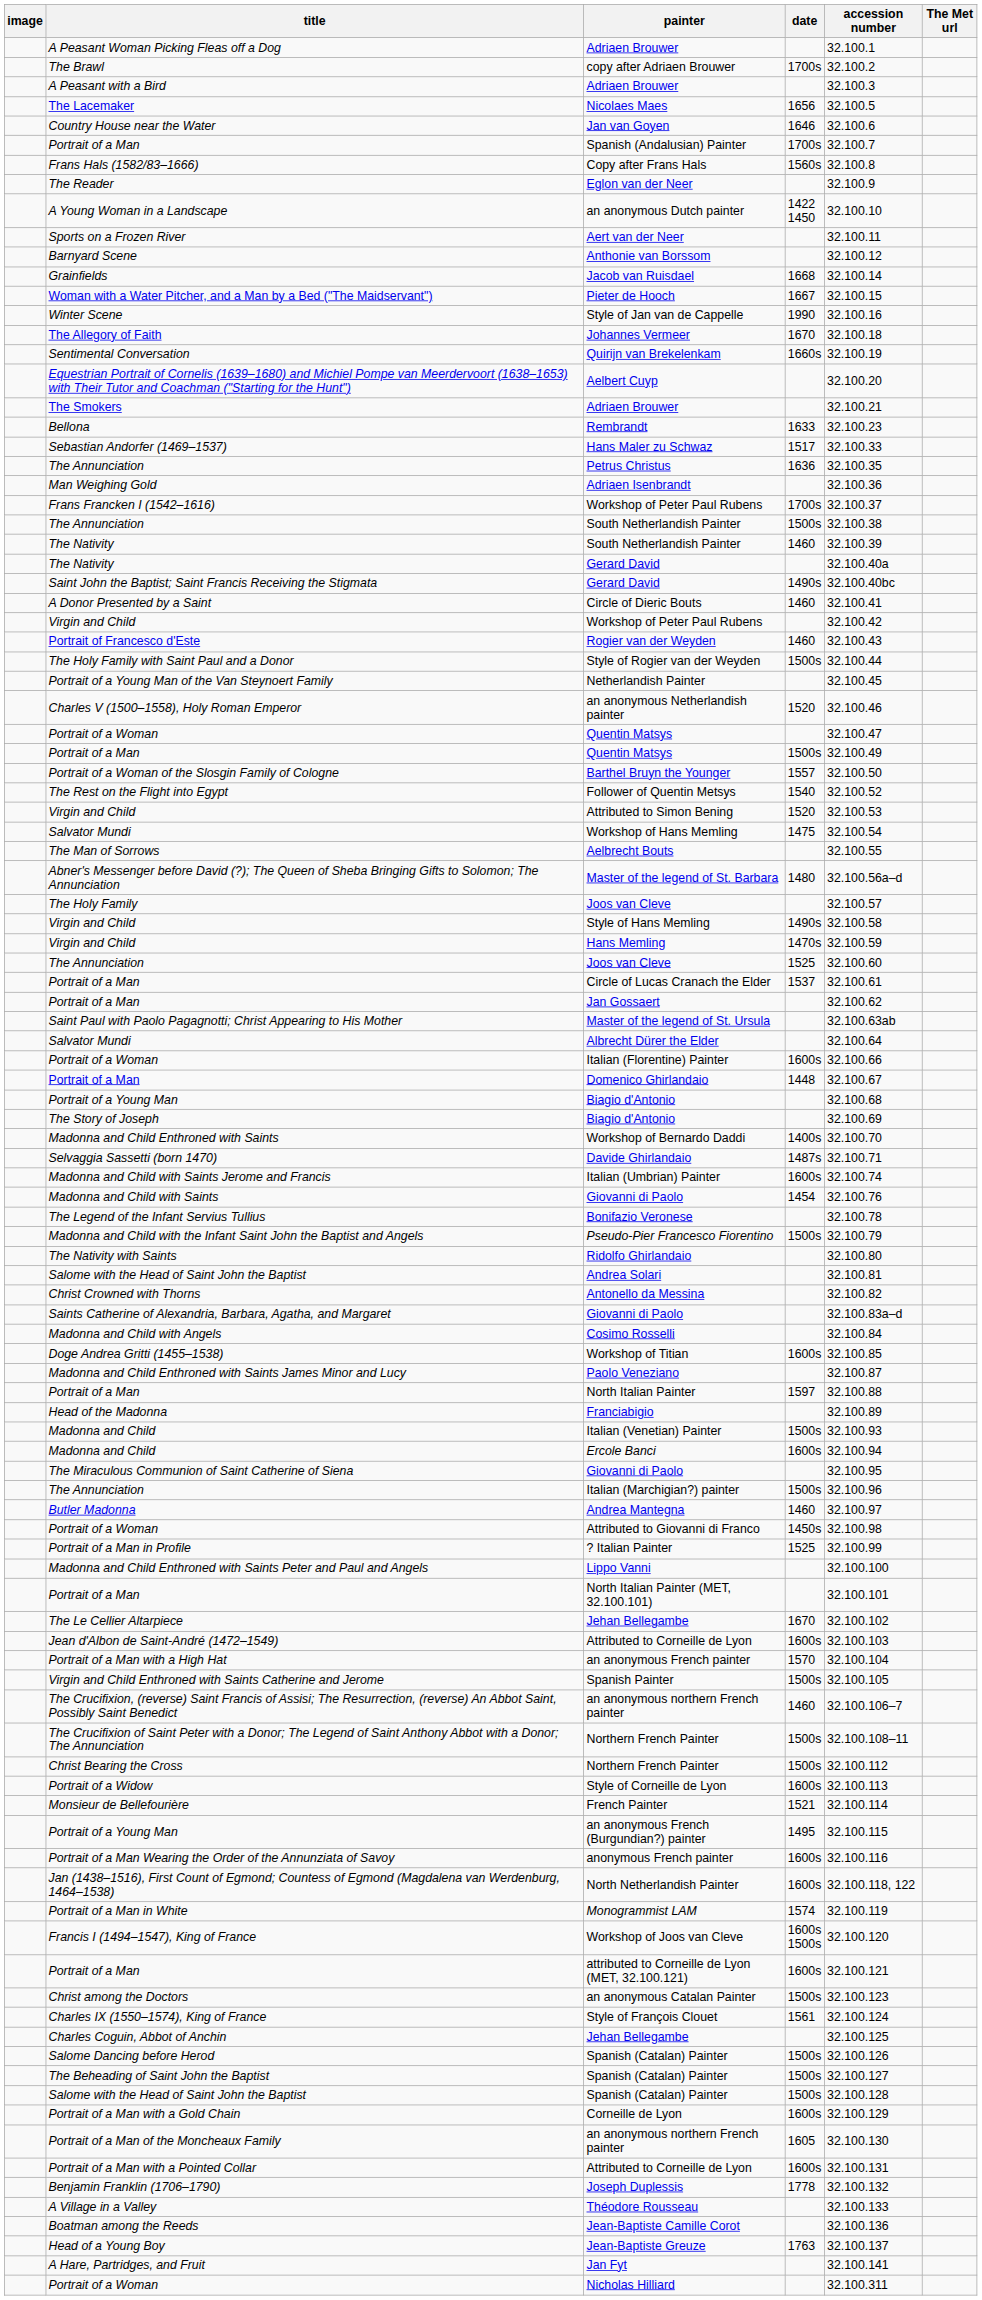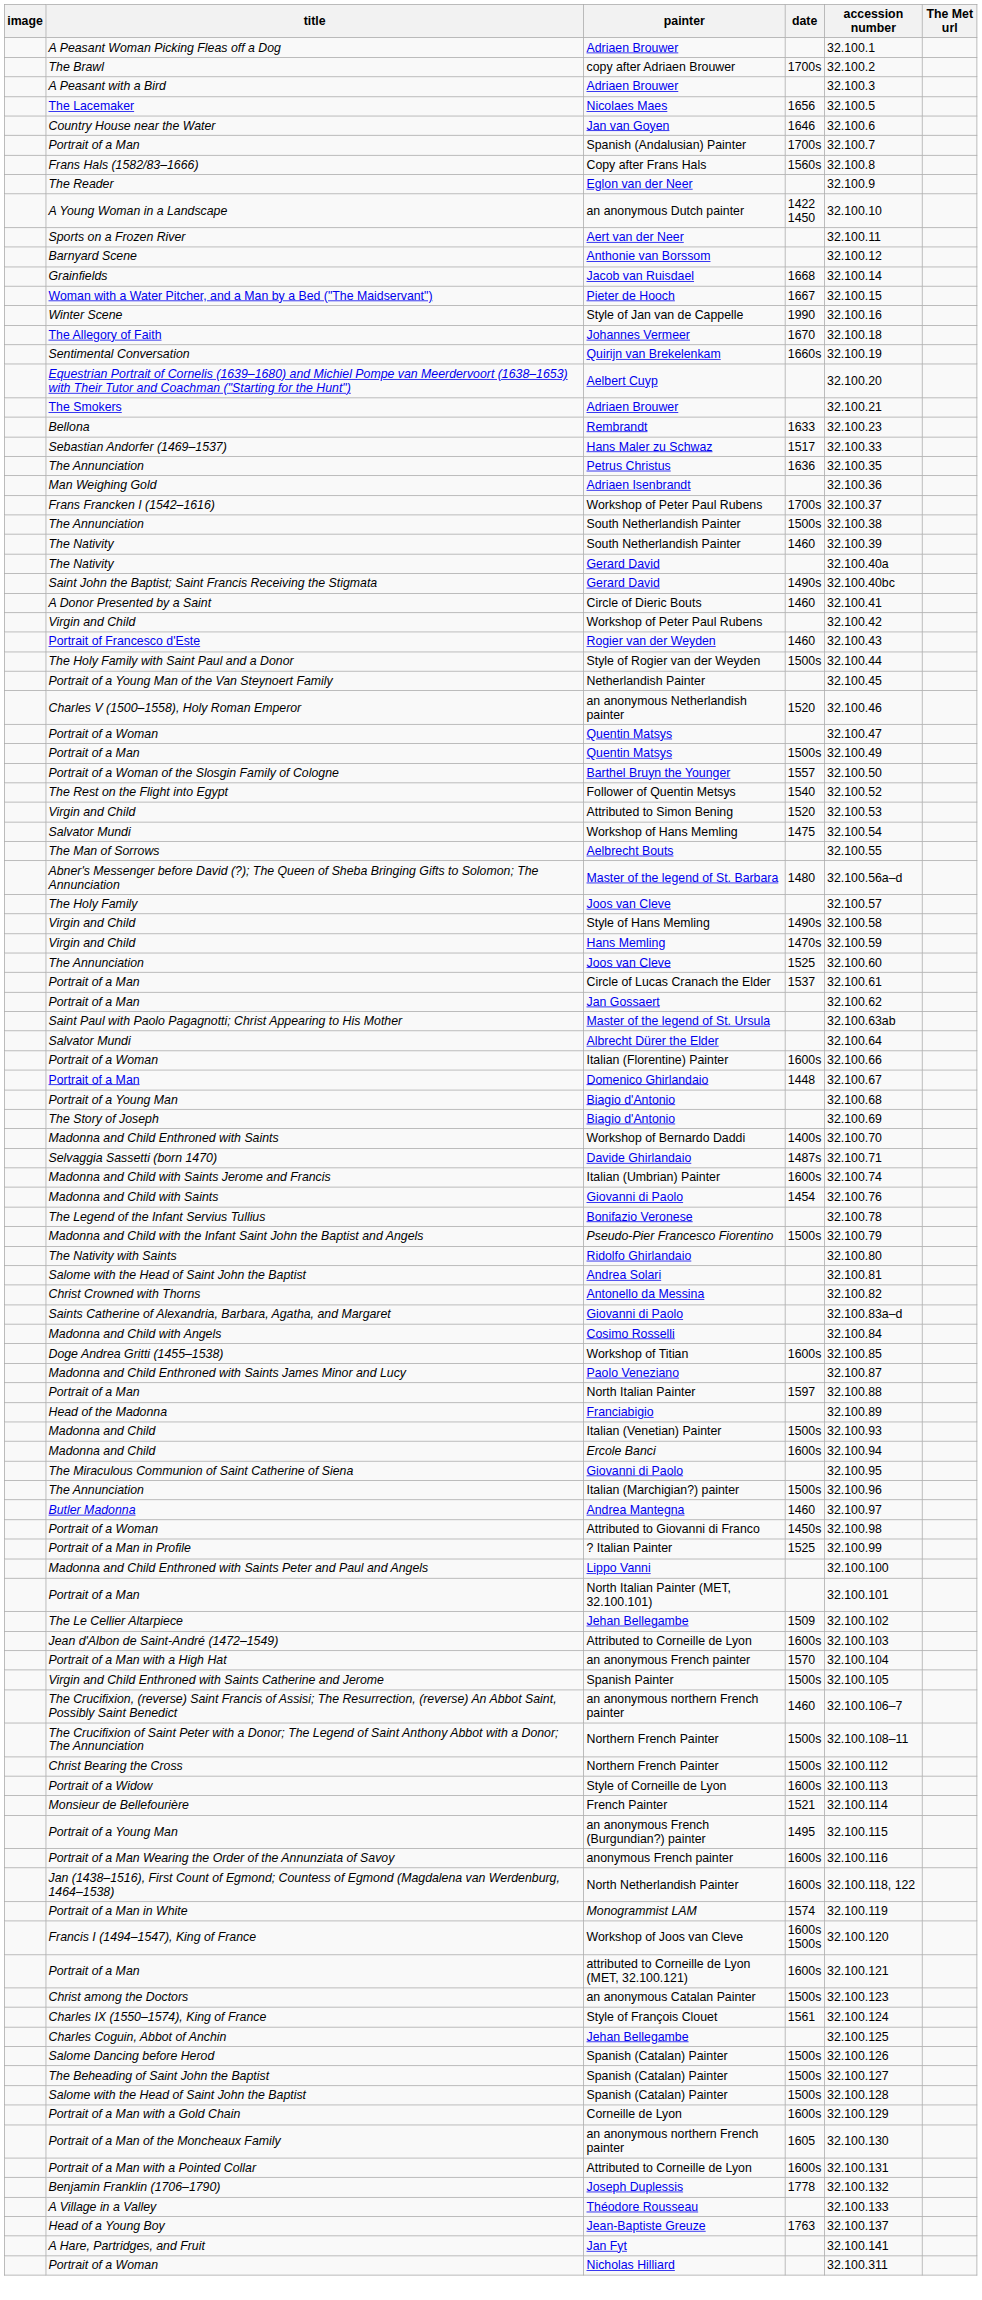(802, 1621) 1670 -> (802, 1621) 1509
- row: (124, 2226)
